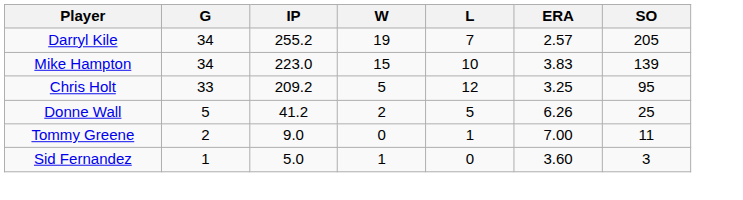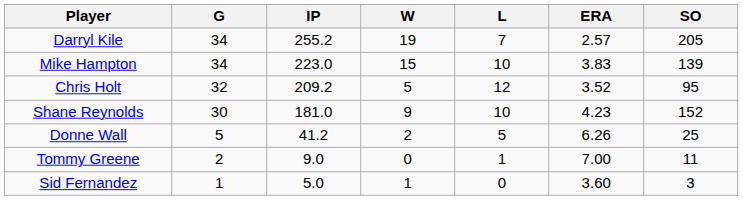(205, 87) 33 -> (219, 87) 32
(558, 87) 3.25 -> (596, 87) 3.52
+ row: (88, 111)
